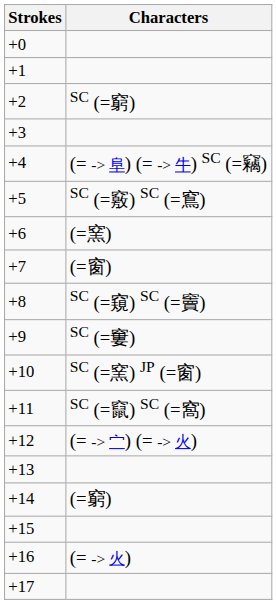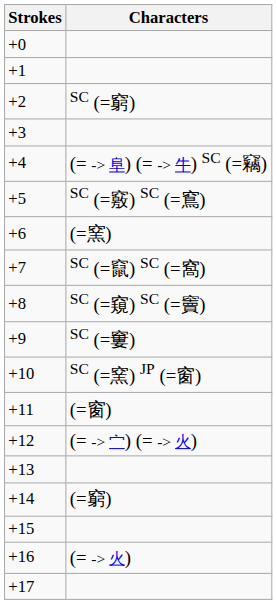(91, 267) (=窗) -> (138, 267) SC (=竄) SC (=窩)
(138, 407) SC (=竄) SC (=窩) -> (91, 409) (=窗)
